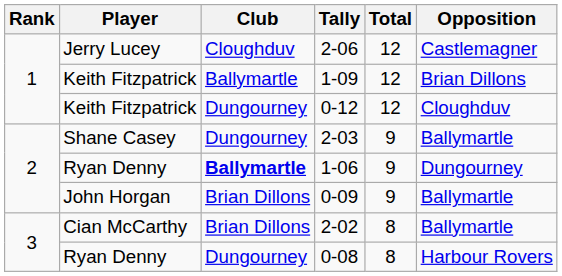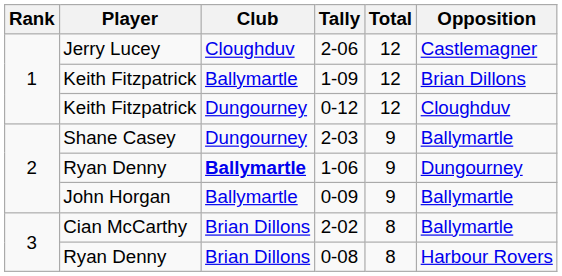(258, 197) Brian Dillons -> (251, 197) Ballymartle
(256, 256) Dungourney -> (258, 256) Brian Dillons
